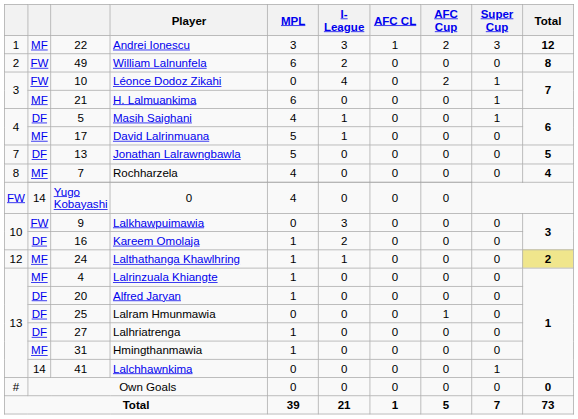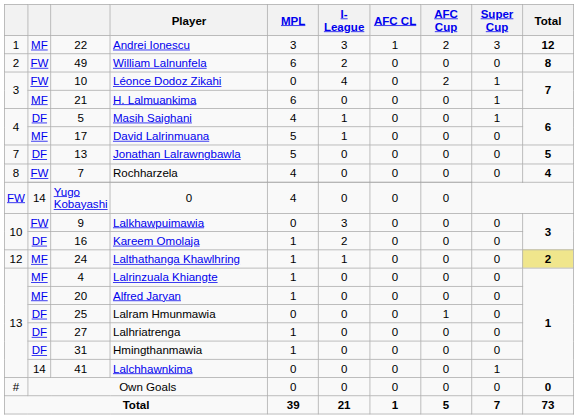(39, 173) MF -> (39, 173) FW
(39, 296) DF -> (39, 296) MF
(39, 350) MF -> (39, 350) DF
